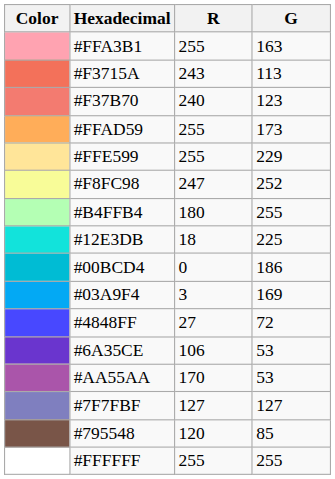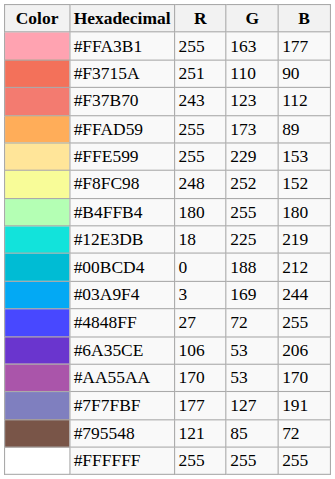+ column: (304, 18)
(192, 73) 243 -> (192, 73) 251
(269, 73) 113 -> (243, 73) 110
(192, 101) 240 -> (192, 101) 243
(192, 184) 247 -> (192, 184) 248
(269, 267) 186 -> (243, 267) 188
(192, 405) 127 -> (192, 405) 177
(192, 433) 120 -> (192, 433) 121
